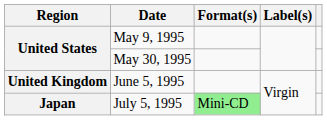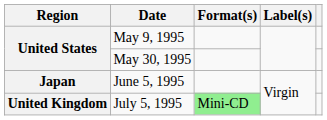(57, 81) United Kingdom -> (57, 81) Japan
(57, 103) Japan -> (57, 103) United Kingdom
